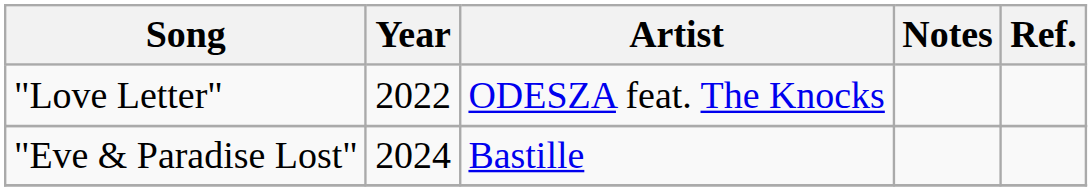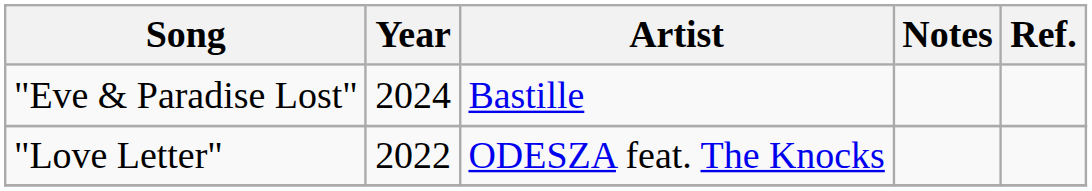rows swapped: (118, 94) <-> (186, 154)
